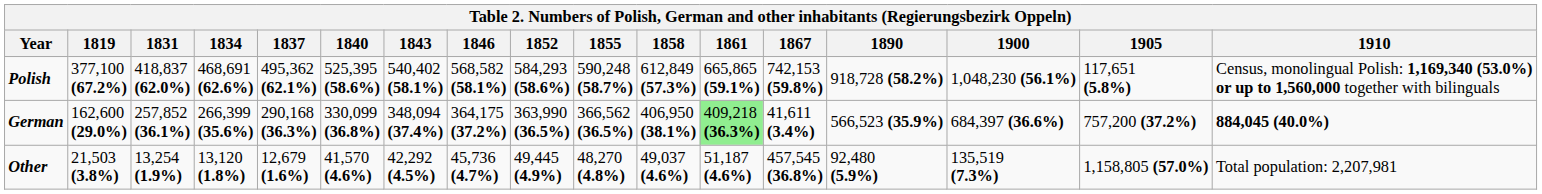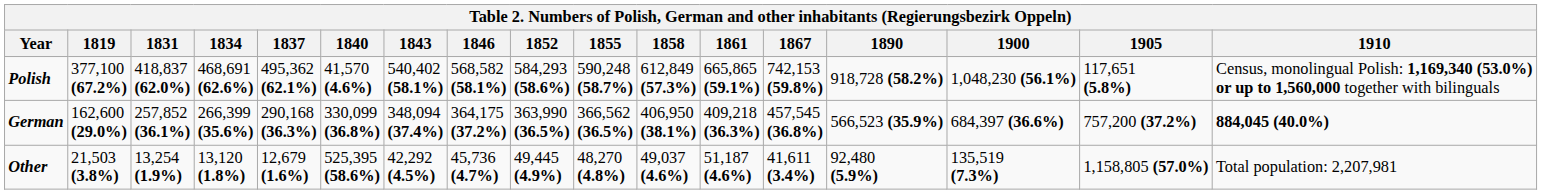(352, 78) 525,395 (58.6%) -> (348, 78) 41,570 (4.6%)
(732, 122) lightgreen background -> (732, 122) no background
(791, 122) 41,611 (3.4%) -> (795, 122) 457,545 (36.8%)
(348, 166) 41,570 (4.6%) -> (352, 166) 525,395 (58.6%)
(795, 166) 457,545 (36.8%) -> (791, 166) 41,611 (3.4%)
